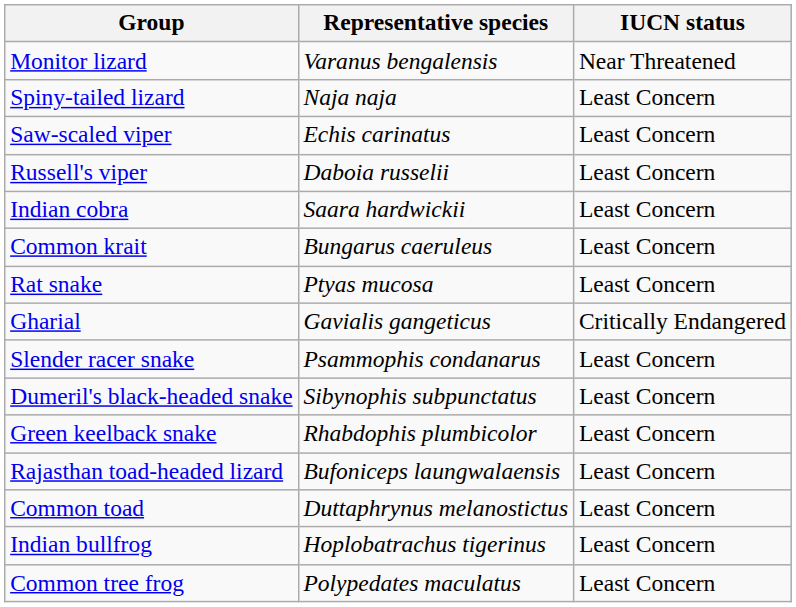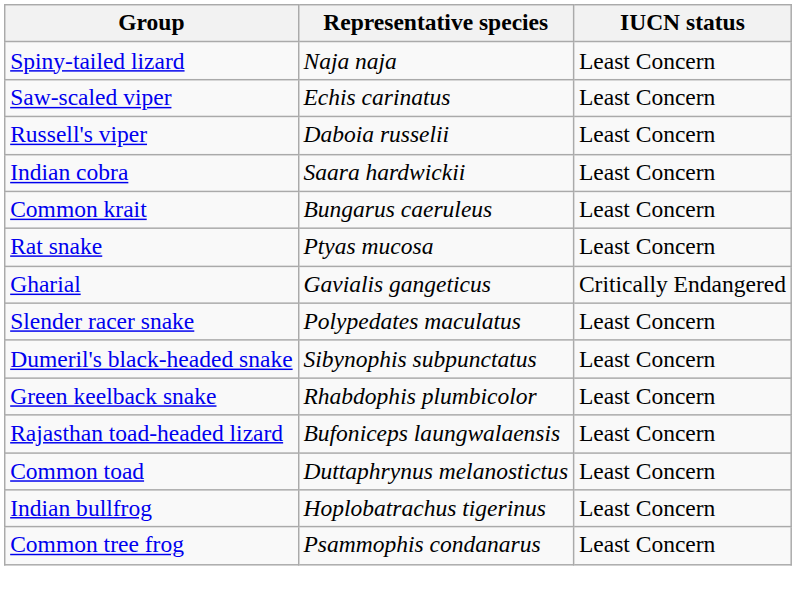- row: (78, 60)
(422, 358) Psammophis condanarus -> (412, 321) Polypedates maculatus
(412, 582) Polypedates maculatus -> (422, 545) Psammophis condanarus
